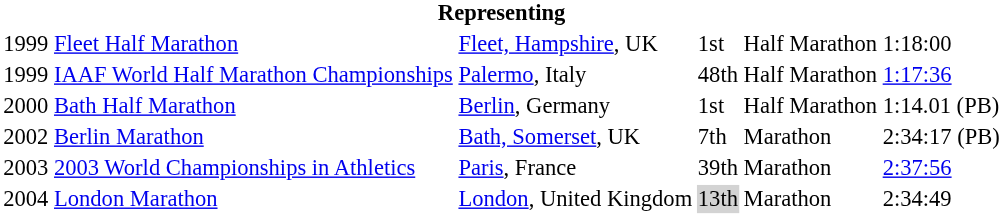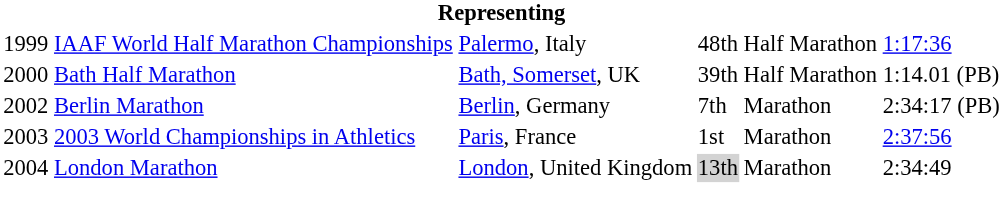- row: (146, 43)
(534, 105) Berlin, Germany -> (549, 74) Bath, Somerset, UK
(711, 105) 1st -> (718, 74) 39th
(549, 136) Bath, Somerset, UK -> (534, 105) Berlin, Germany
(718, 167) 39th -> (711, 136) 1st
